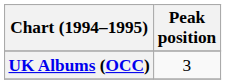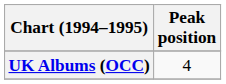(187, 65) 3 -> (187, 65) 4
